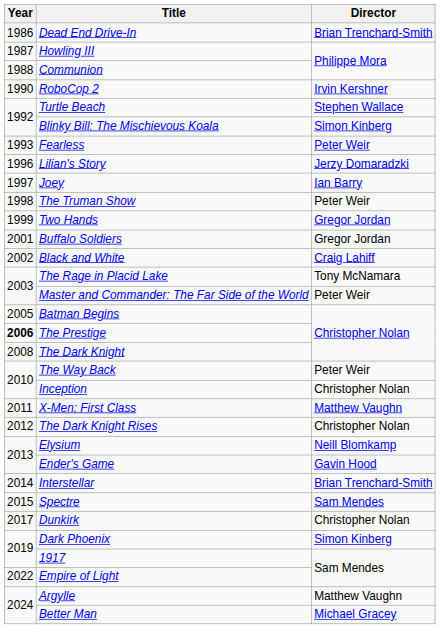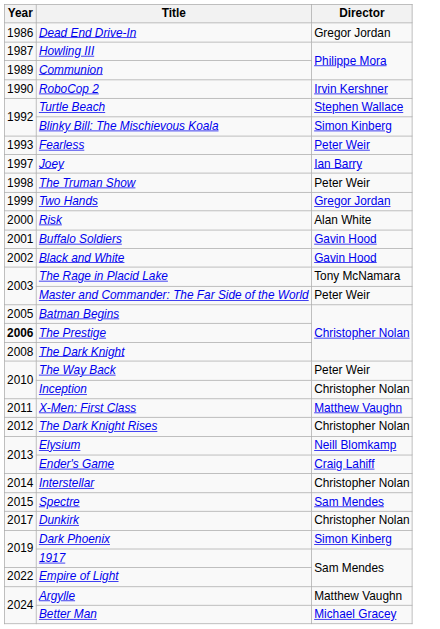(373, 32) Brian Trenchard-Smith -> (352, 32) Gregor Jordan
(20, 70) 1988 -> (20, 70) 1989
- row: (72, 164)
+ row: (50, 220)
(352, 239) Gregor Jordan -> (345, 239) Gavin Hood
(344, 257) Craig Lahiff -> (345, 257) Gavin Hood
(345, 464) Gavin Hood -> (344, 464) Craig Lahiff
(373, 483) Brian Trenchard-Smith -> (362, 483) Christopher Nolan
